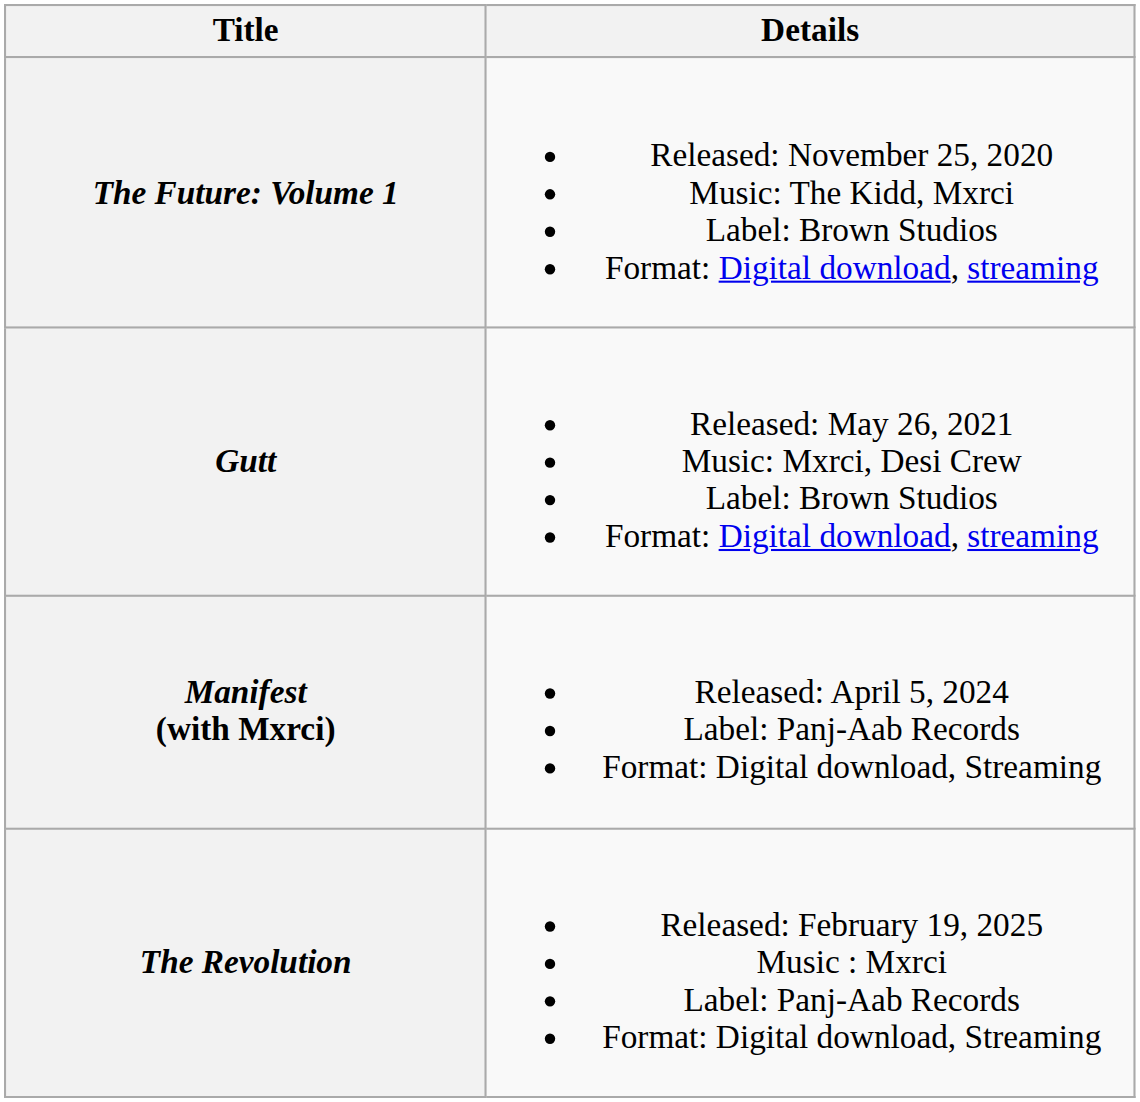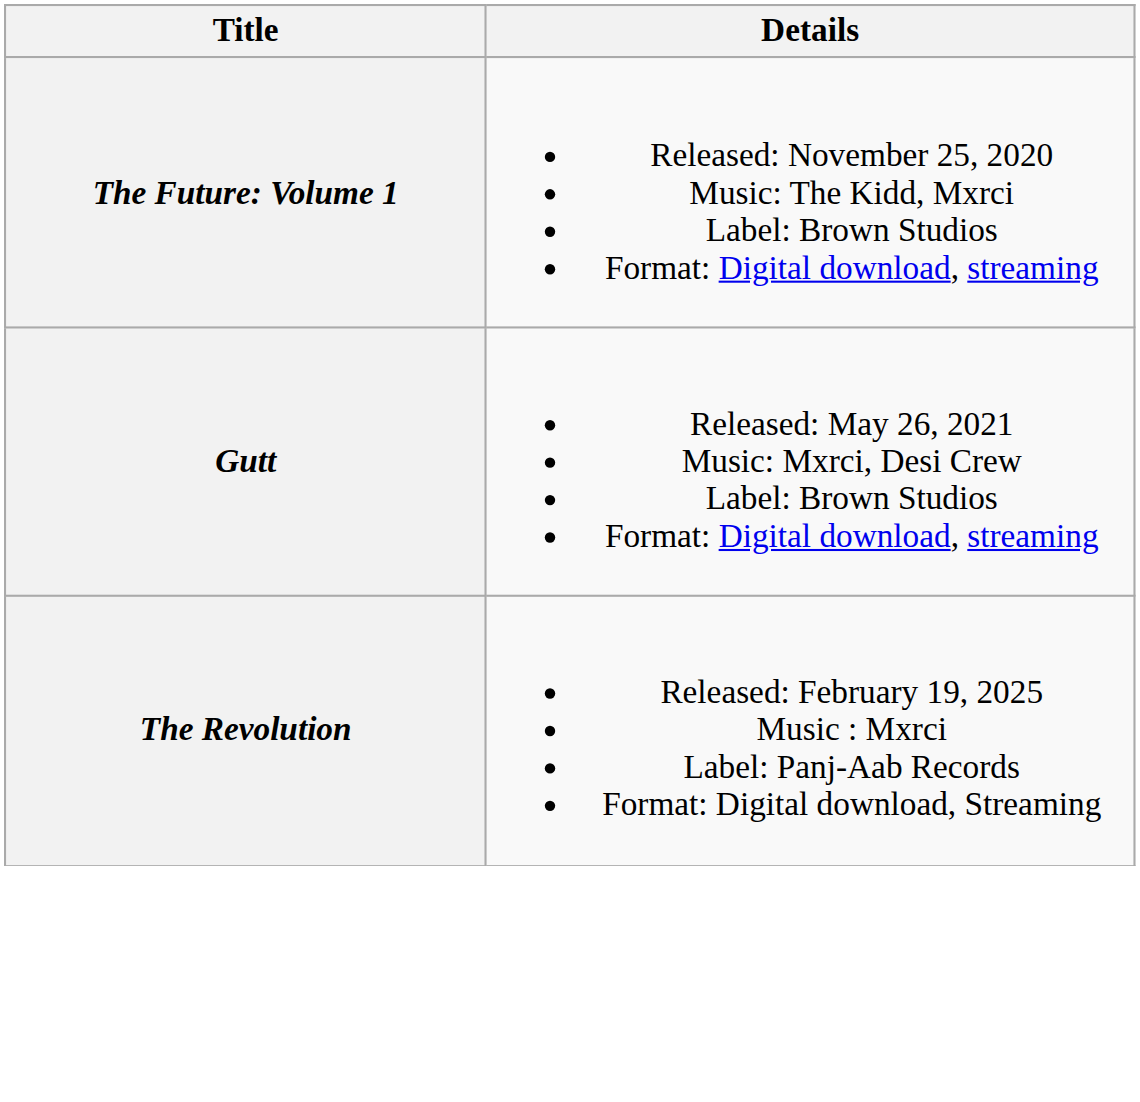- row: (246, 711)
